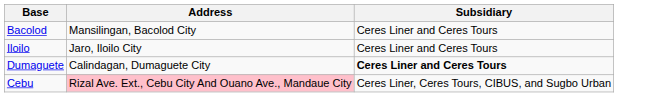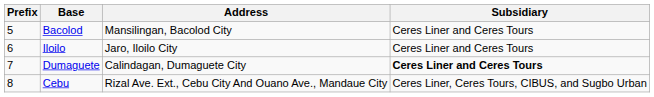+ column: (22, 13)
(210, 83) pink background -> (246, 83) no background
